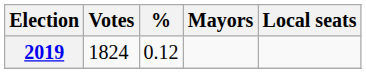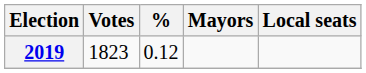(108, 52) 1824 -> (108, 52) 1823
